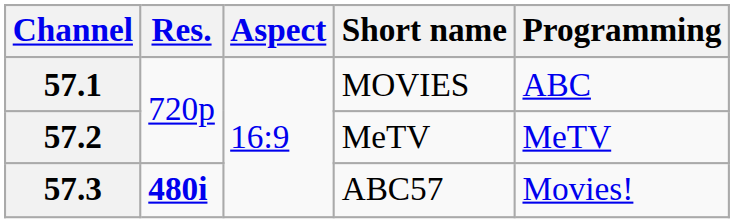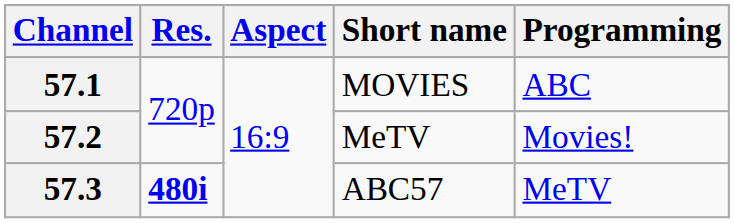(567, 136) MeTV -> (578, 136) Movies!
(578, 189) Movies! -> (567, 189) MeTV
